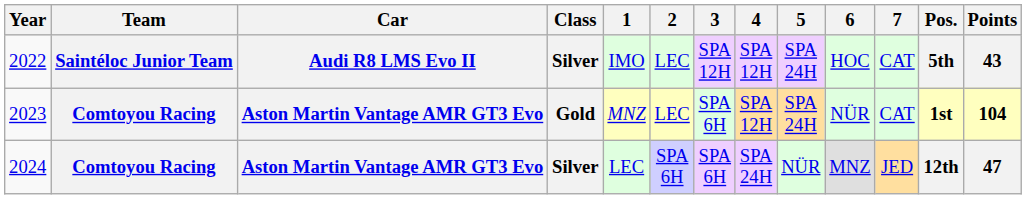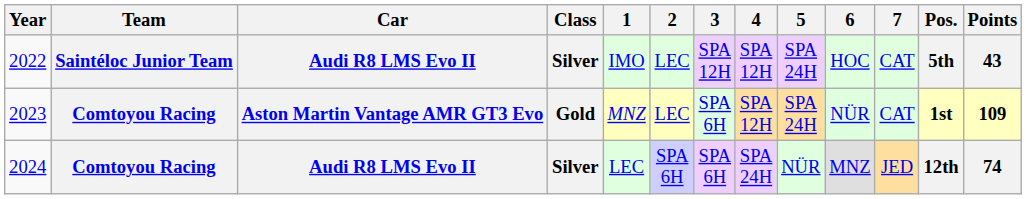(992, 113) 104 -> (992, 113) 109
(392, 166) Aston Martin Vantage AMR GT3 Evo -> (392, 166) Audi R8 LMS Evo II
(992, 166) 47 -> (992, 166) 74
